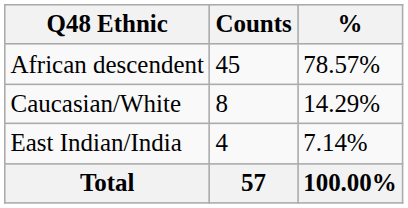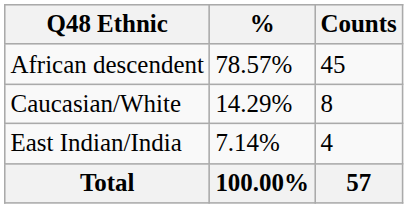columns swapped: (254, 24) <-> (350, 24)
